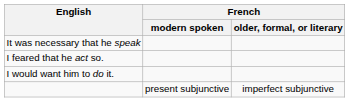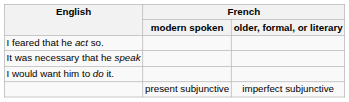rows swapped: (74, 43) <-> (55, 58)
